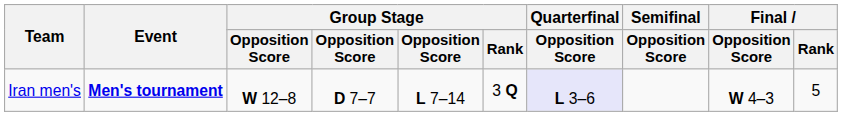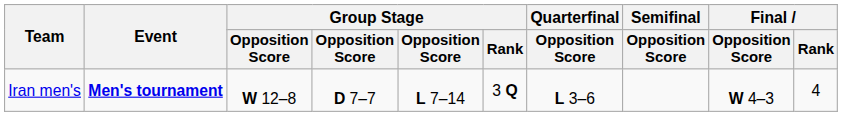(575, 99) lavender background -> (575, 99) no background
(816, 91) 5 -> (816, 91) 4
